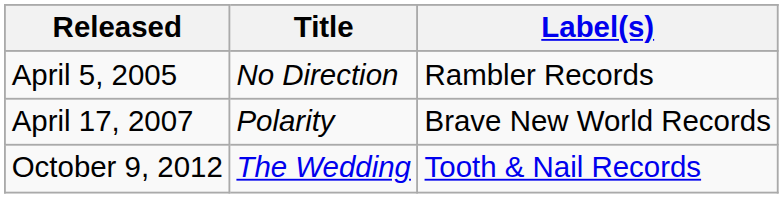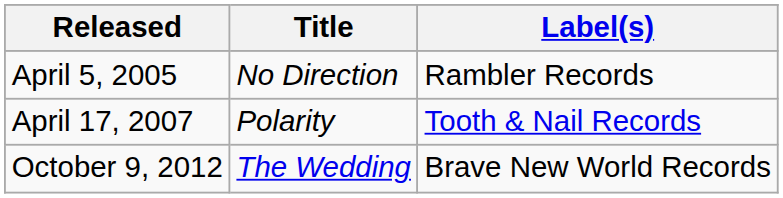(598, 121) Brave New World Records -> (563, 121) Tooth & Nail Records
(563, 167) Tooth & Nail Records -> (598, 167) Brave New World Records
